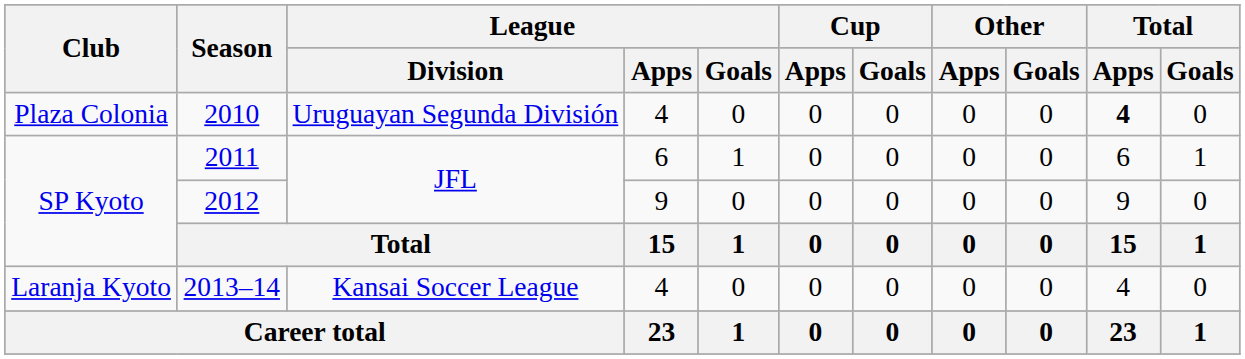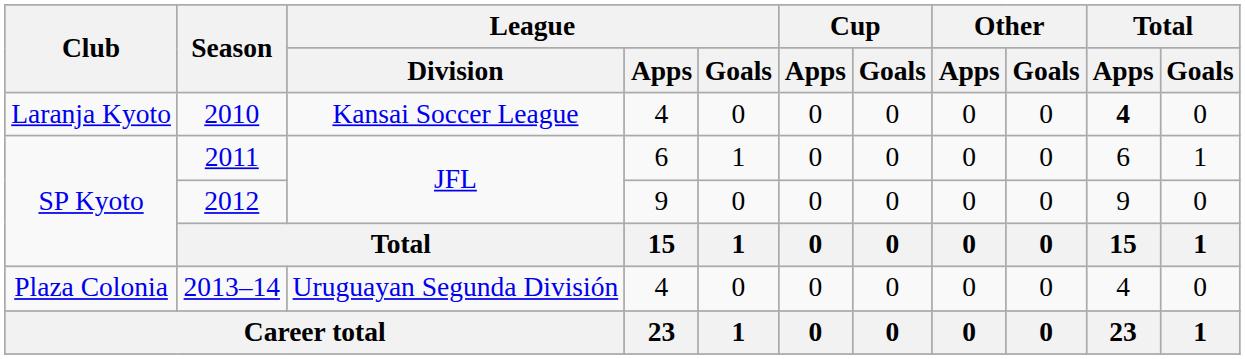(91, 113) Plaza Colonia -> (91, 113) Laranja Kyoto
(455, 113) Uruguayan Segunda División -> (455, 113) Kansai Soccer League
(91, 288) Laranja Kyoto -> (91, 288) Plaza Colonia
(455, 288) Kansai Soccer League -> (455, 288) Uruguayan Segunda División
